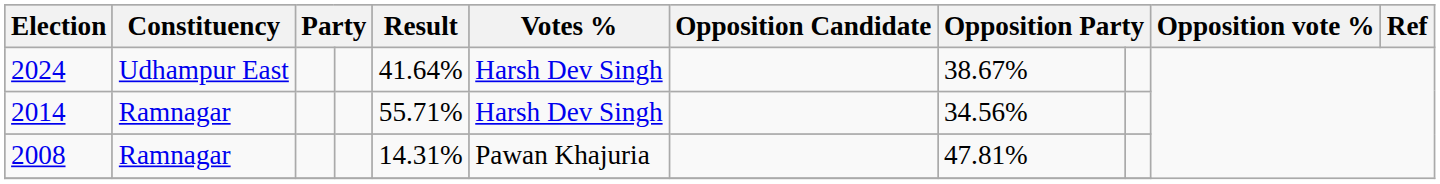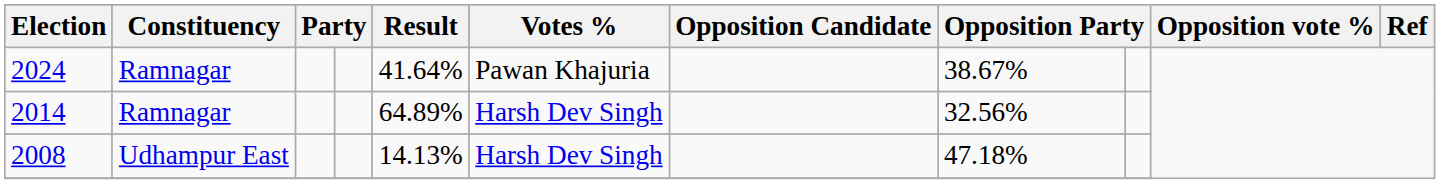(204, 69) Udhampur East -> (175, 69) Ramnagar
(569, 69) Harsh Dev Singh -> (562, 69) Pawan Khajuria
(421, 112) 55.71% -> (421, 112) 64.89%
(986, 112) 34.56% -> (986, 112) 32.56%
(175, 155) Ramnagar -> (204, 155) Udhampur East
(421, 155) 14.31% -> (421, 155) 14.13%
(562, 155) Pawan Khajuria -> (569, 155) Harsh Dev Singh
(986, 155) 47.81% -> (986, 155) 47.18%
